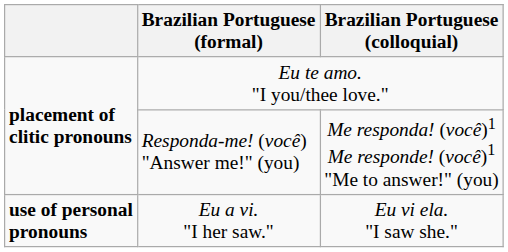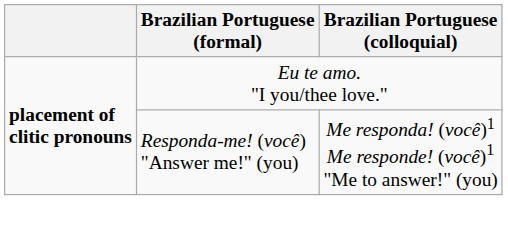- row: (229, 220)
